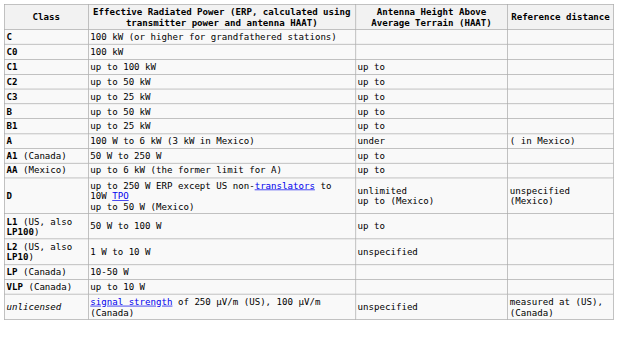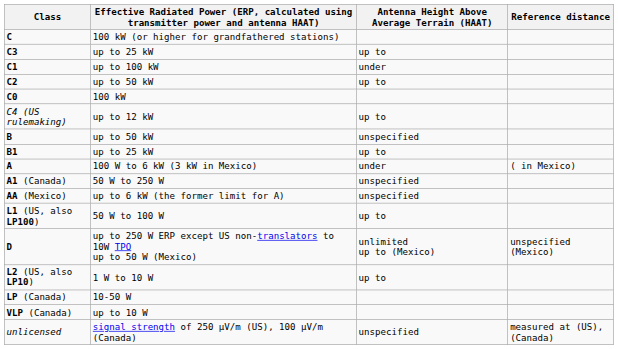rows swapped: (12, 52) <-> (12, 96)
(371, 67) up to -> (372, 67) under
+ row: (37, 117)
(371, 111) up to -> (389, 137) unspecified
(371, 156) up to -> (389, 181) unspecified
(371, 171) up to -> (389, 196) unspecified
rows swapped: (9, 196) <-> (39, 226)
(388, 252) unspecified -> (372, 277) up to
